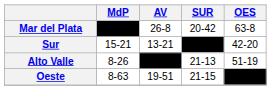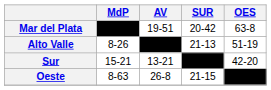(160, 29) 26-8 -> (160, 29) 19-51
rows swapped: (51, 61) <-> (51, 45)
(160, 77) 19-51 -> (160, 77) 26-8
